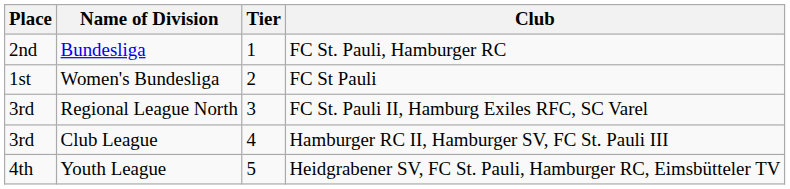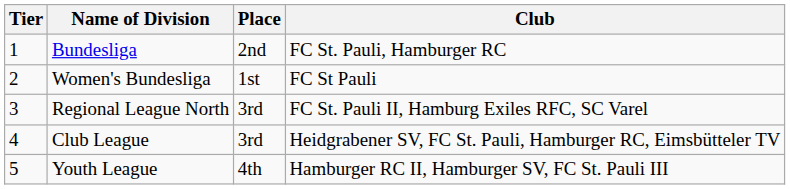columns swapped: (264, 19) <-> (30, 19)
(479, 139) Hamburger RC II, Hamburger SV, FC St. Pauli III -> (535, 139) Heidgrabener SV, FC St. Pauli, Hamburger RC, Eimsbütteler TV
(535, 169) Heidgrabener SV, FC St. Pauli, Hamburger RC, Eimsbütteler TV -> (479, 169) Hamburger RC II, Hamburger SV, FC St. Pauli III
